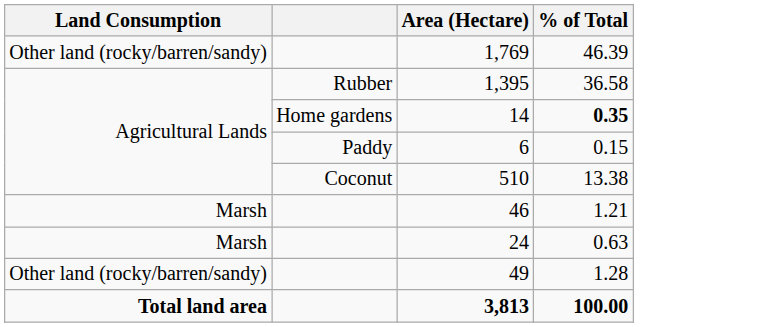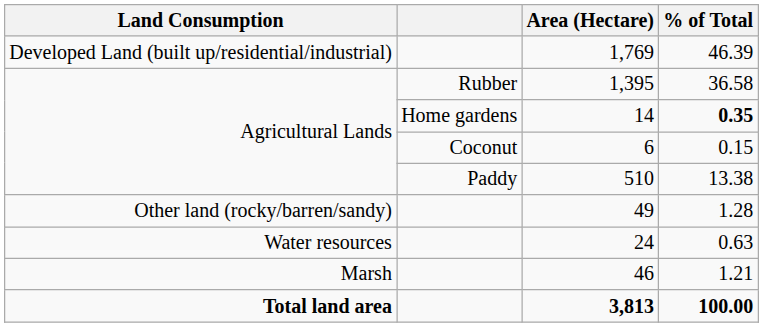(138, 52) Other land (rocky/barren/sandy) -> (201, 52) Developed Land (built up/residential/industrial)
(367, 147) Paddy -> (483, 147) Coconut
(358, 178) Coconut -> (492, 178) Paddy
rows swapped: (519, 210) <-> (519, 274)
(241, 242) Marsh -> (328, 242) Water resources
